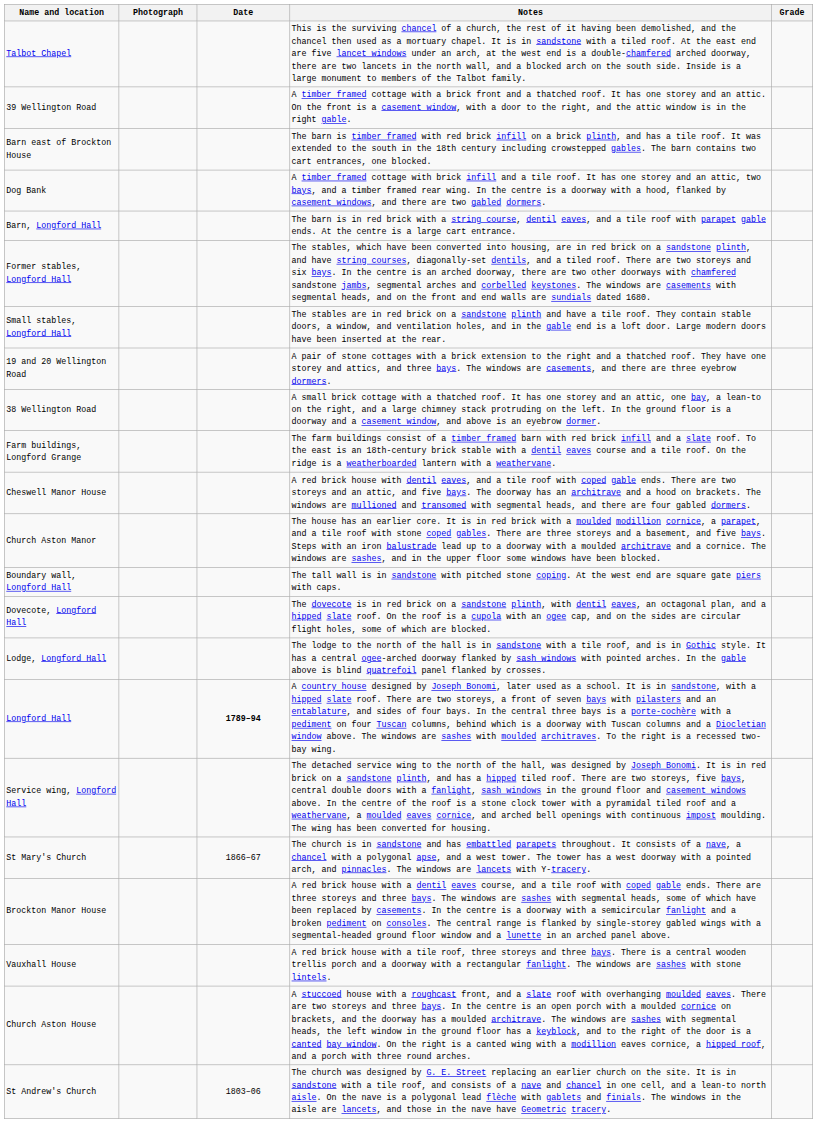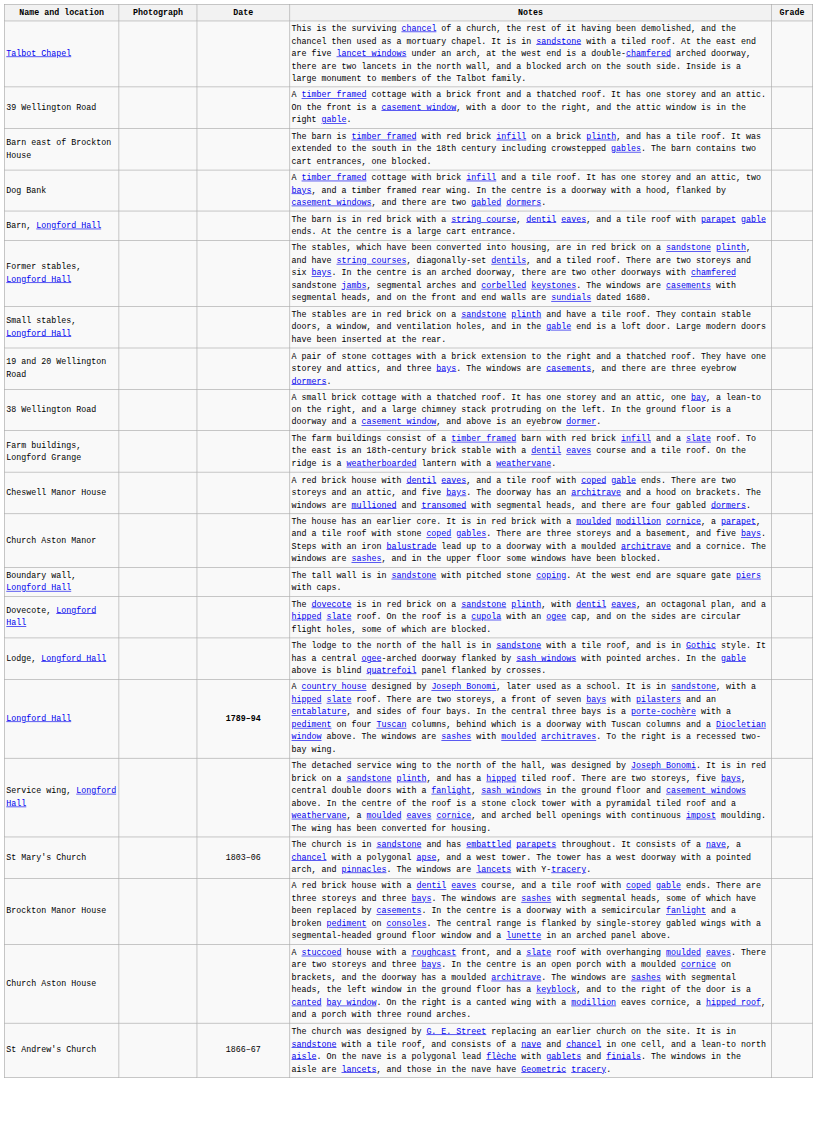(243, 857) 1866–67 -> (243, 857) 1803–06
- row: (41, 965)
(243, 1092) 1803–06 -> (243, 1050) 1866–67
